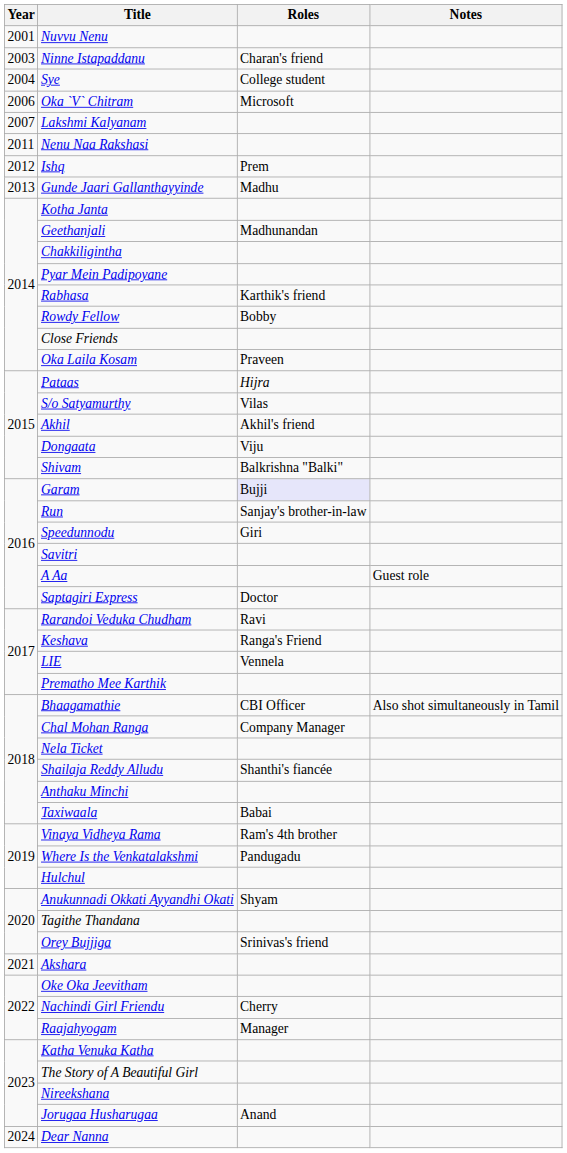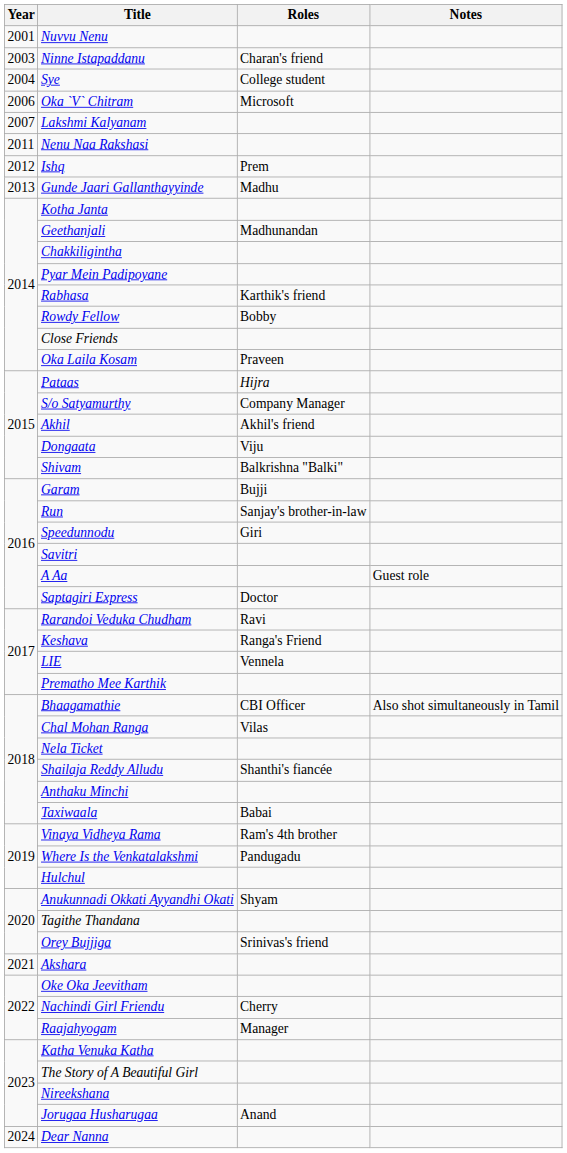(254, 403) Vilas -> (292, 403) Company Manager
(254, 489) lavender background -> (254, 489) no background
(292, 727) Company Manager -> (254, 727) Vilas
